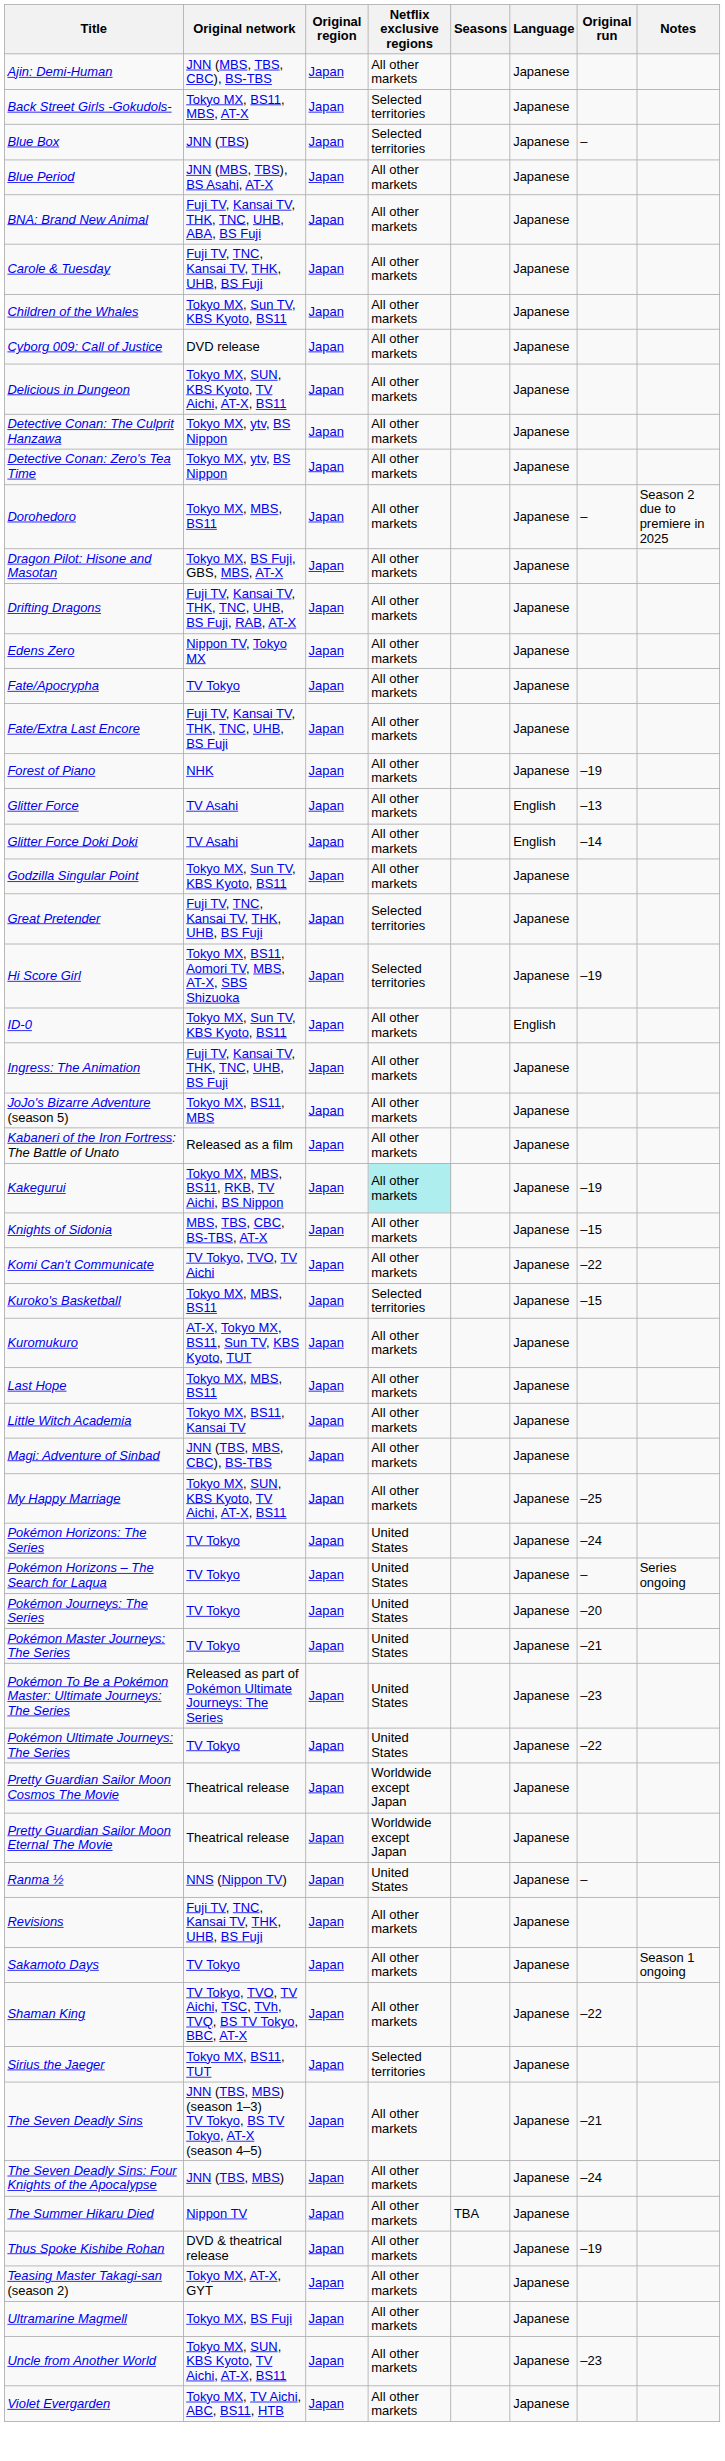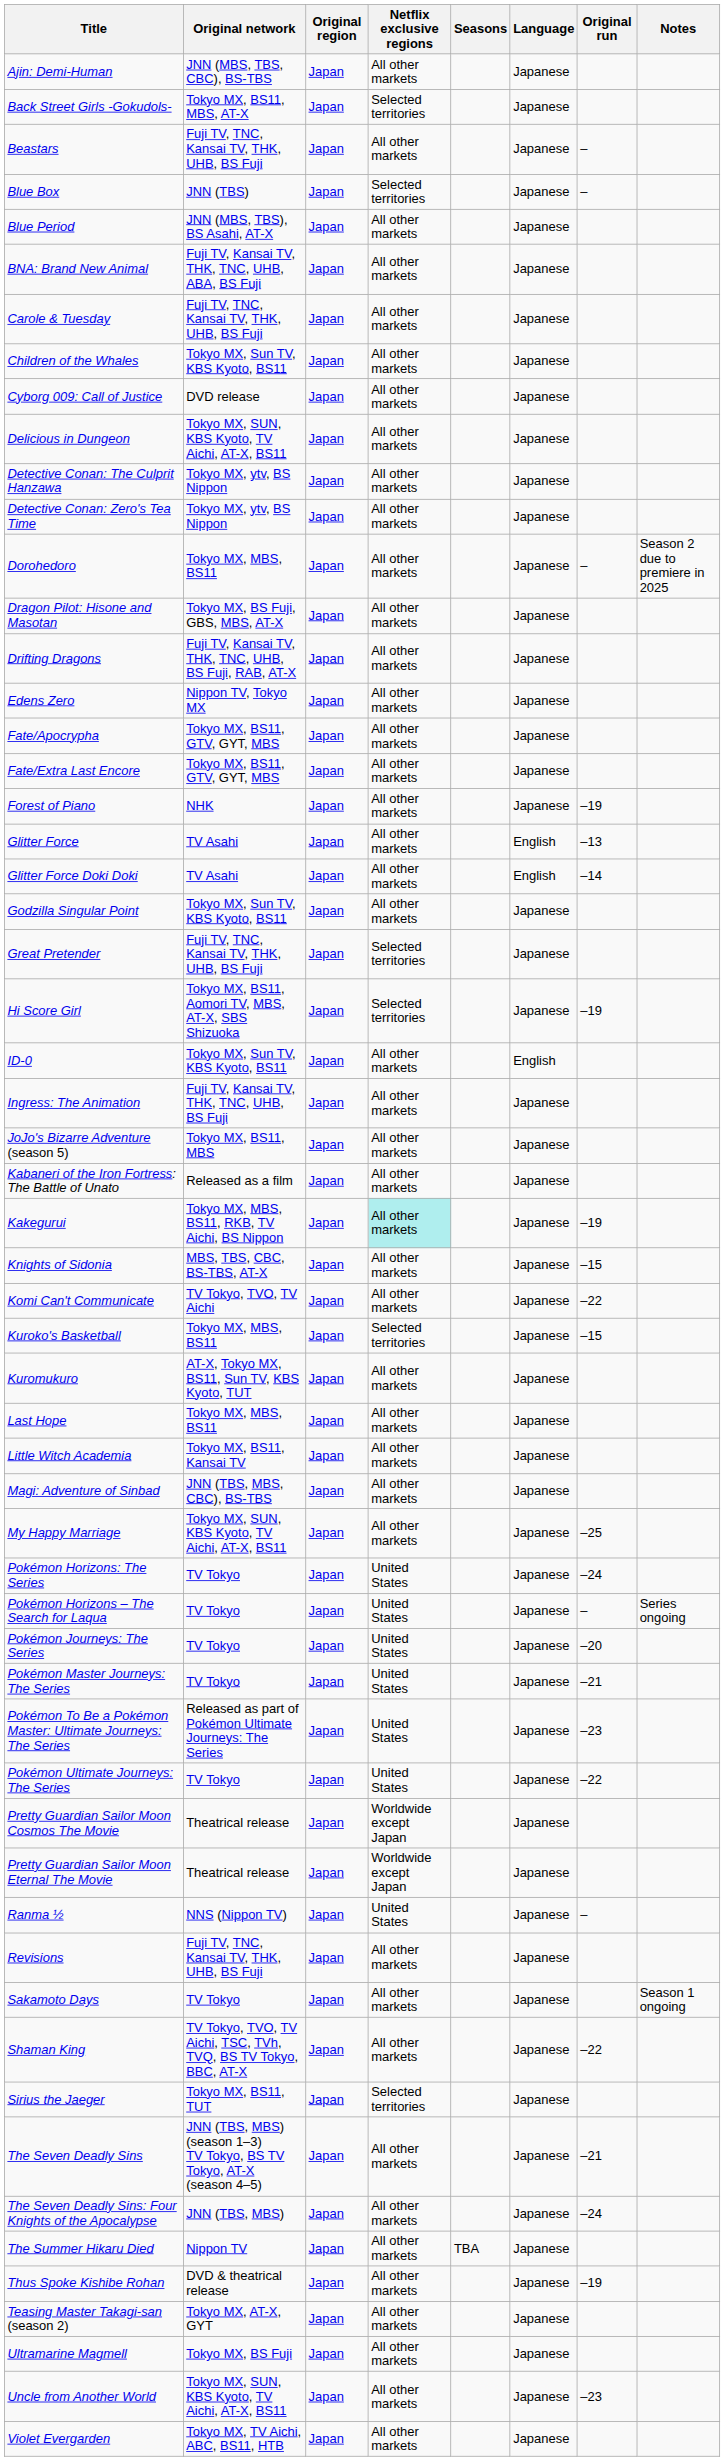+ row: (33, 149)
(213, 686) TV Tokyo -> (235, 735) Tokyo MX, BS11, GTV, GYT, MBS
(241, 728) Fuji TV, Kansai TV, THK, TNC, UHB, BS Fuji -> (235, 771) Tokyo MX, BS11, GTV, GYT, MBS
